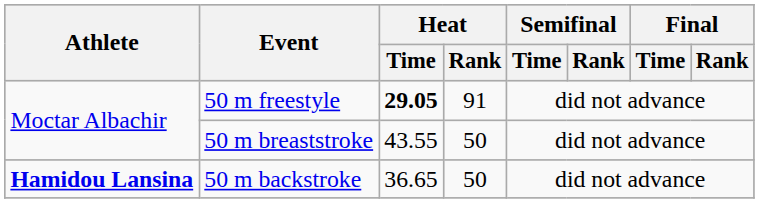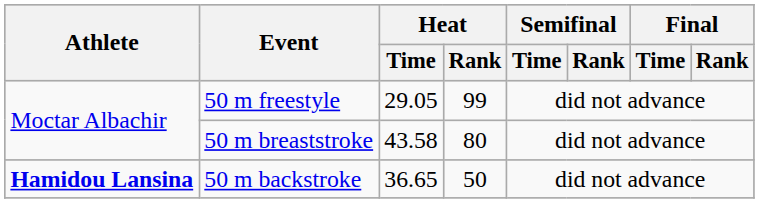(411, 100) bold -> (411, 100) normal
(475, 100) 91 -> (475, 100) 99
(411, 139) 43.55 -> (411, 139) 43.58
(475, 139) 50 -> (475, 139) 80
